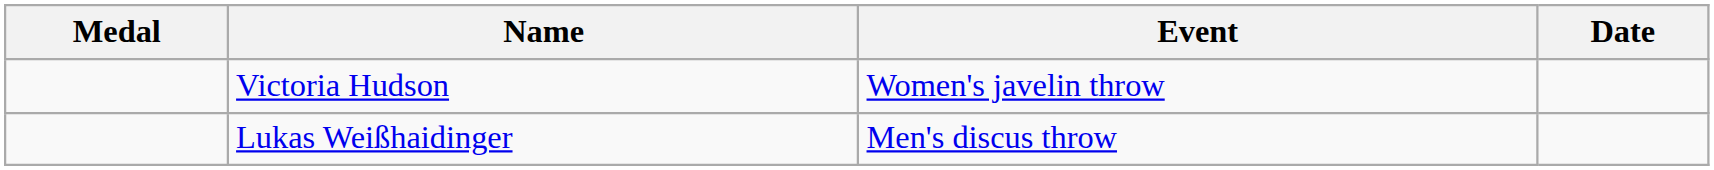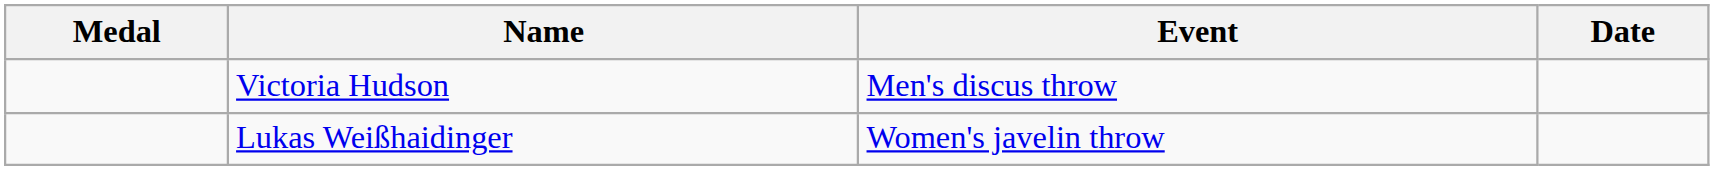(1016, 85) Women's javelin throw -> (992, 85) Men's discus throw
(992, 138) Men's discus throw -> (1016, 138) Women's javelin throw
